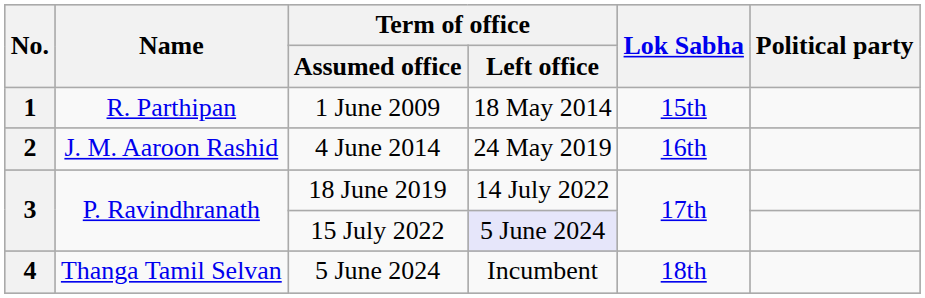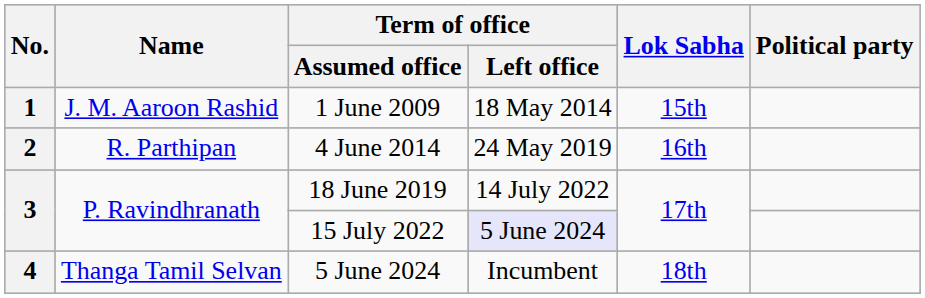(171, 107) R. Parthipan -> (171, 107) J. M. Aaroon Rashid
(171, 148) J. M. Aaroon Rashid -> (171, 148) R. Parthipan
